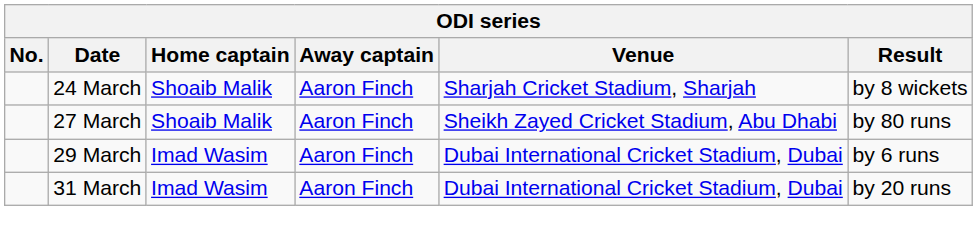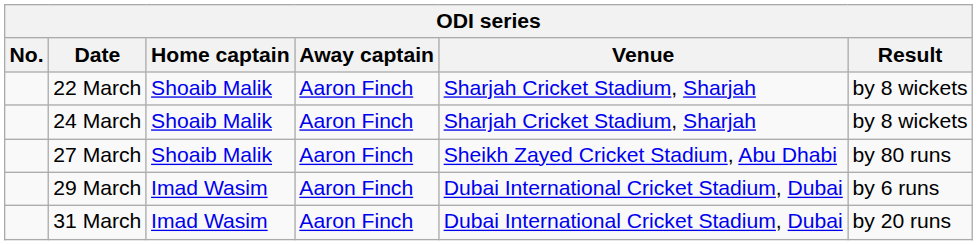+ row: (97, 88)
